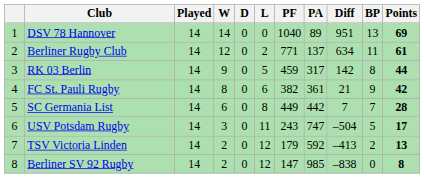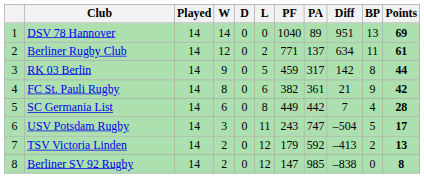(373, 107) 7 -> (373, 107) 4
